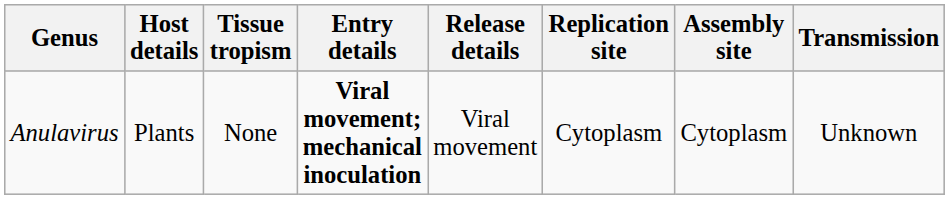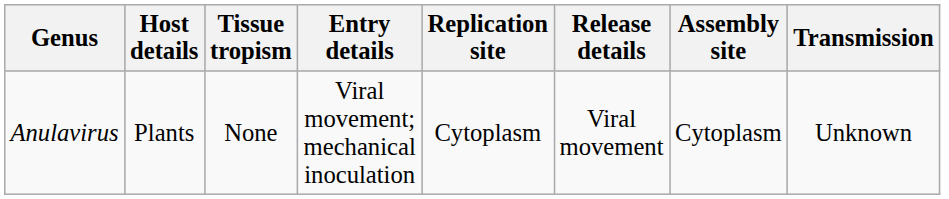columns swapped: (485, 37) <-> (609, 37)
(362, 132) bold -> (360, 132) normal
